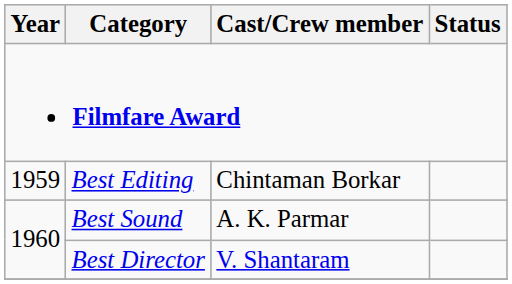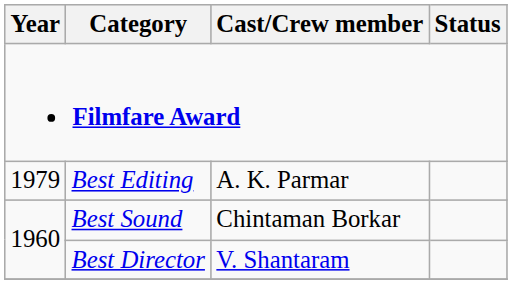(35, 180) 1959 -> (35, 180) 1979
(308, 180) Chintaman Borkar -> (282, 180) A. K. Parmar
(282, 219) A. K. Parmar -> (308, 219) Chintaman Borkar
